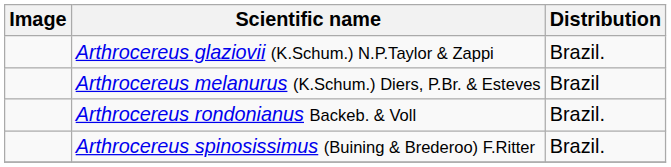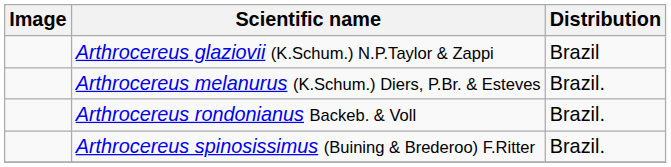(577, 51) Brazil. -> (575, 51) Brazil
(575, 83) Brazil -> (577, 83) Brazil.
